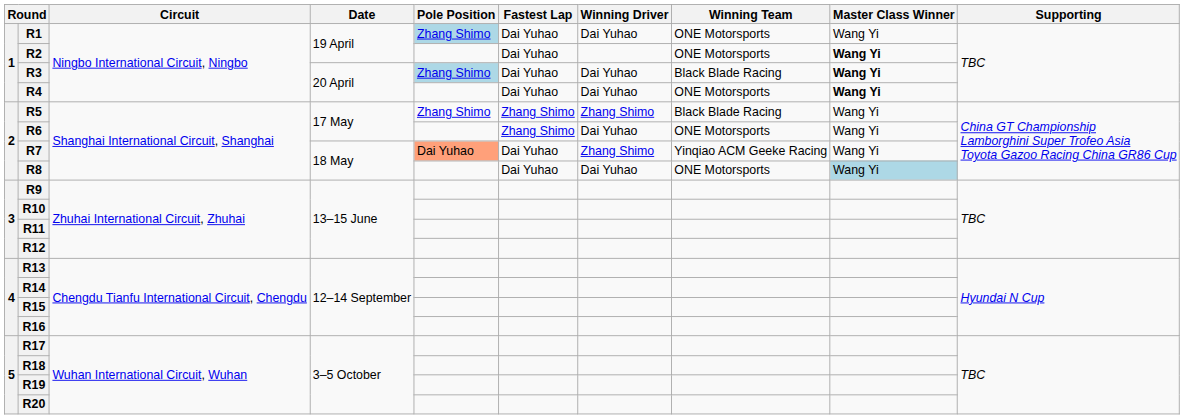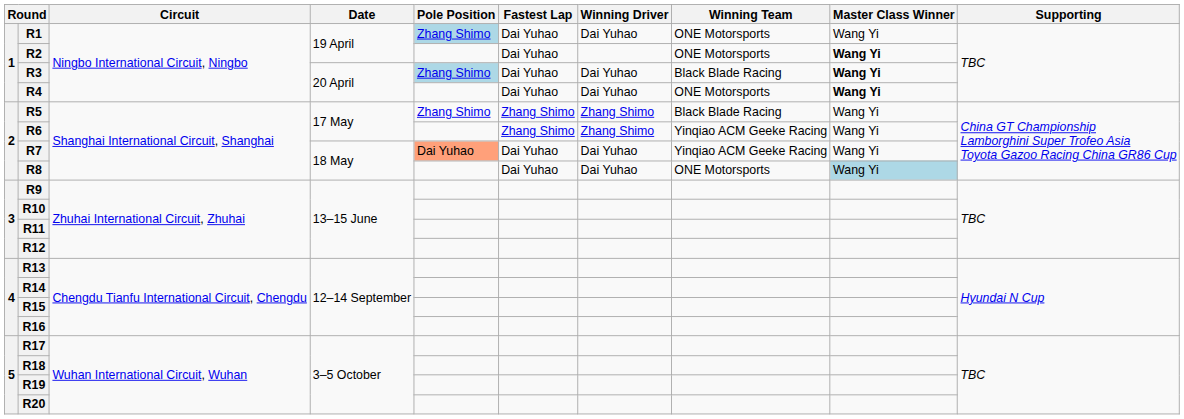(609, 131) Dai Yuhao -> (617, 131) Zhang Shimo
(722, 131) ONE Motorsports -> (751, 131) Yinqiao ACM Geeke Racing
(617, 150) Zhang Shimo -> (609, 150) Dai Yuhao
